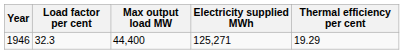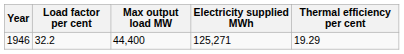(45, 40) 32.3 -> (45, 40) 32.2
